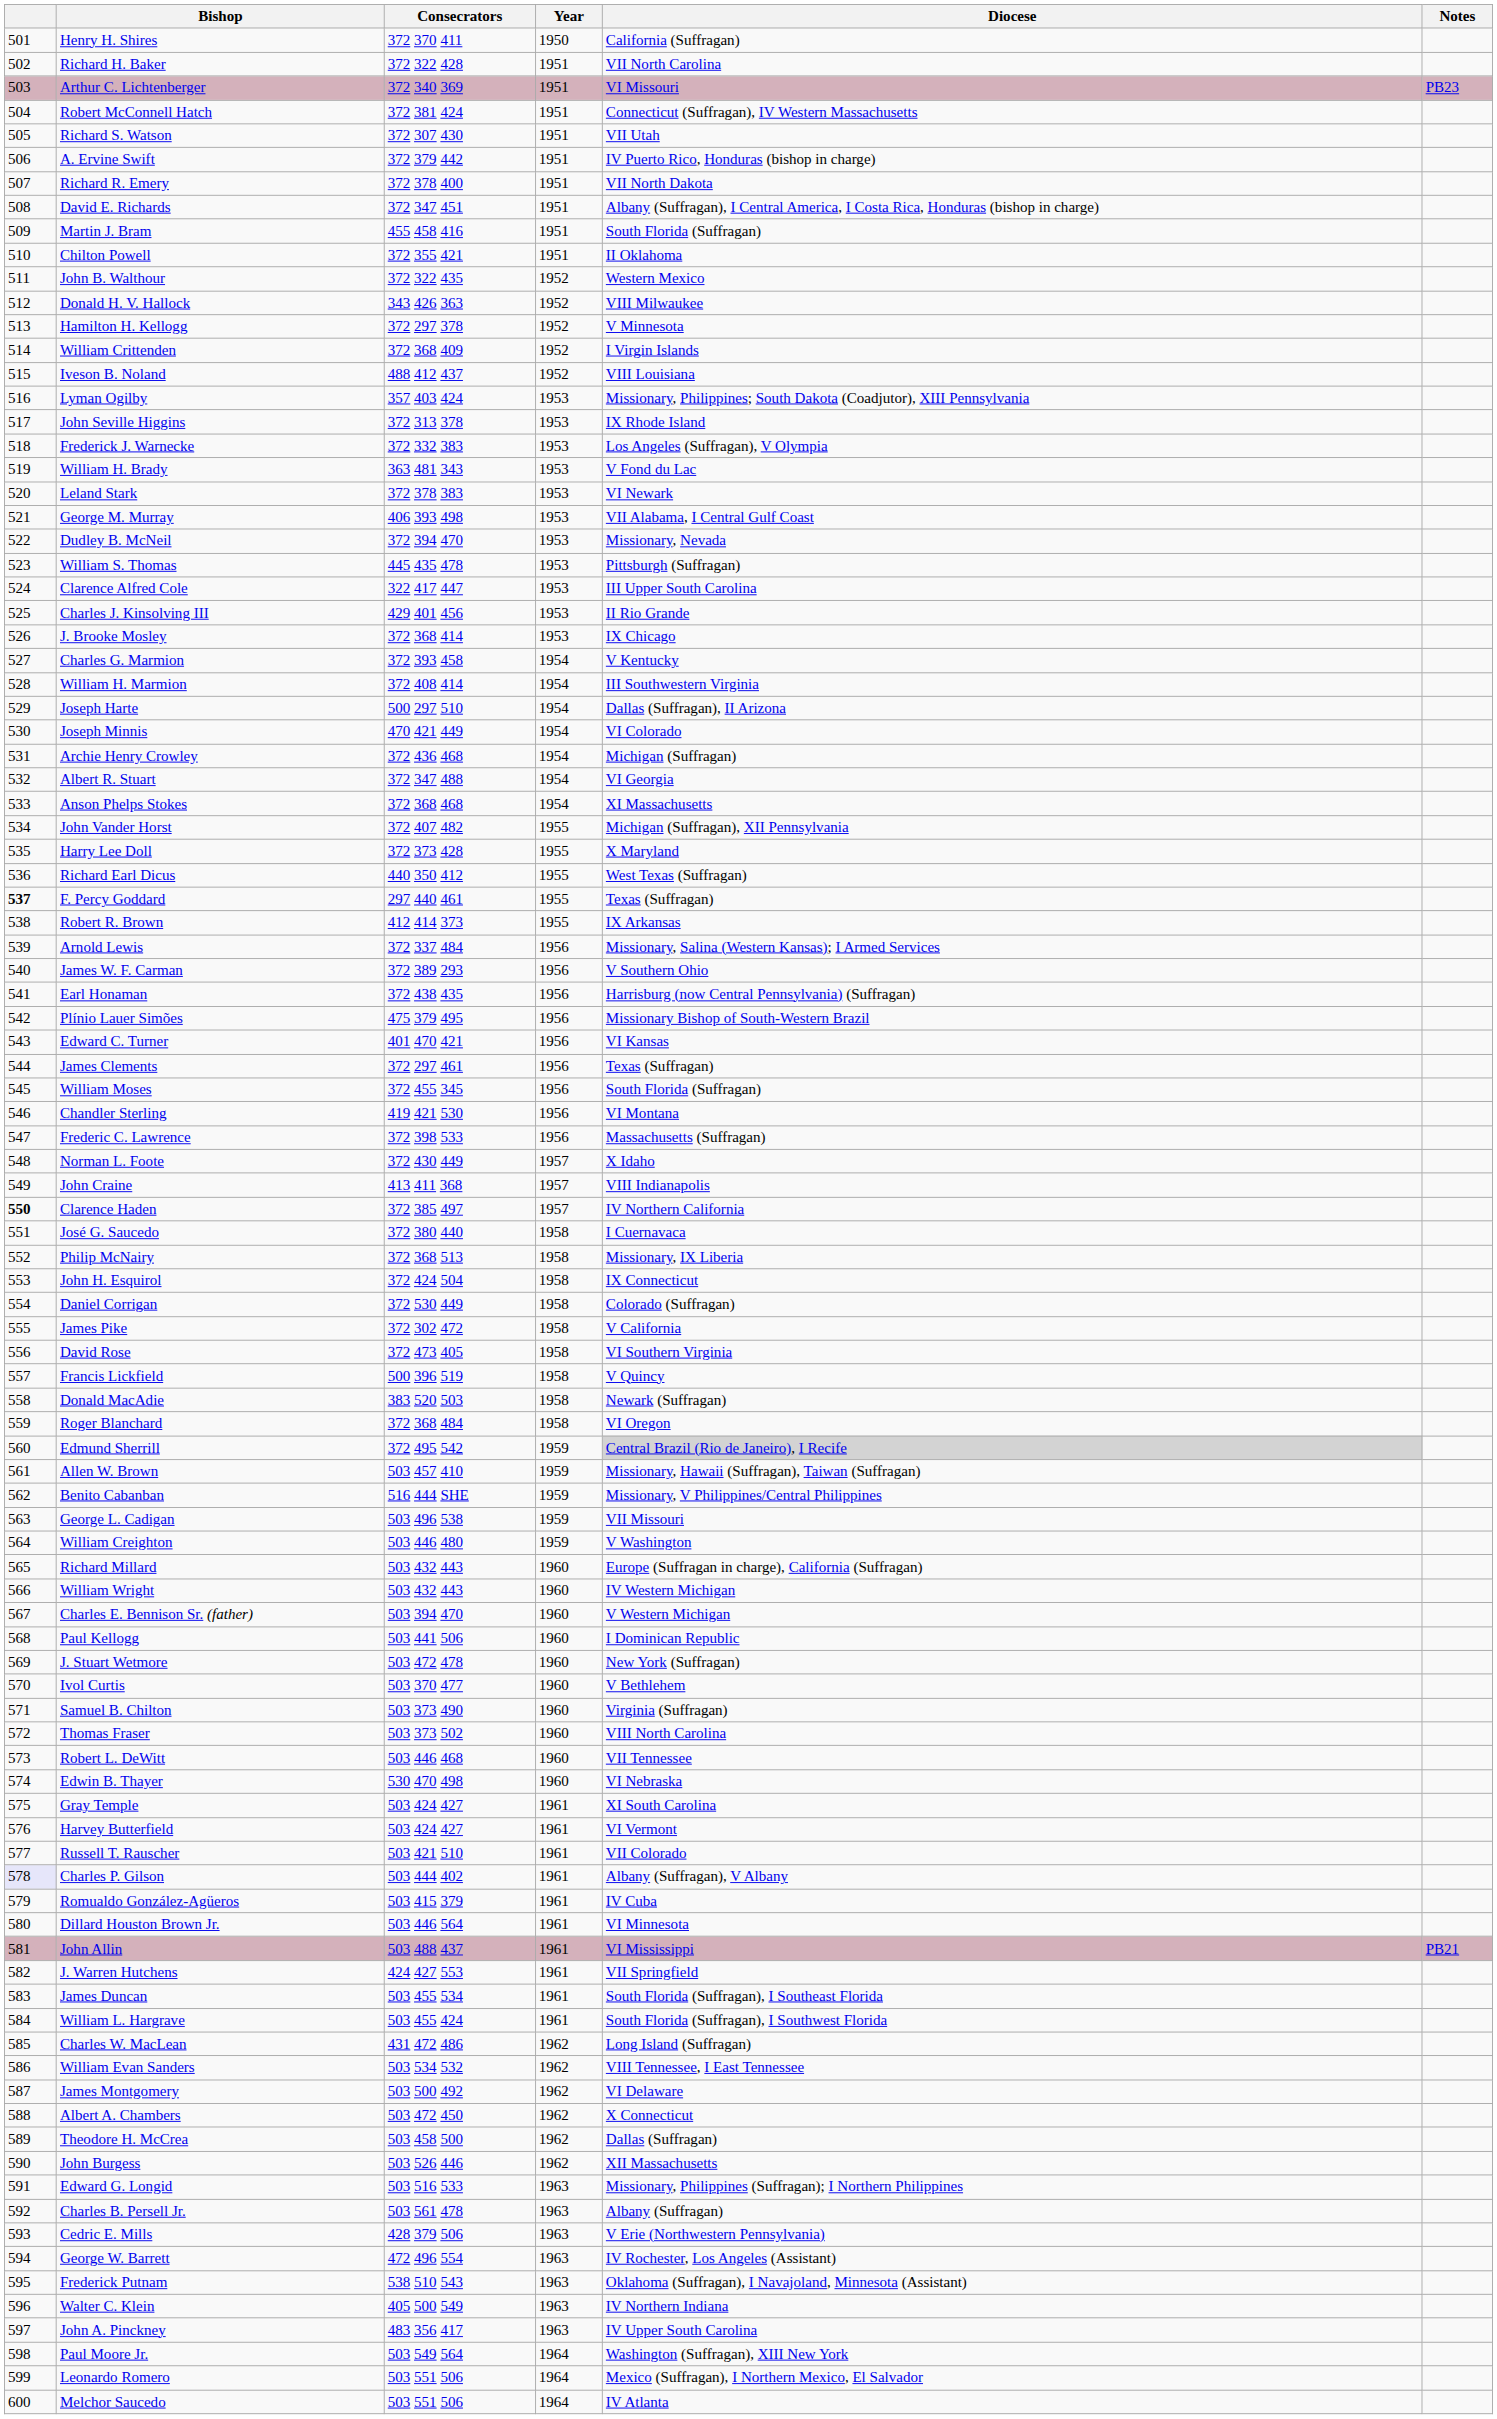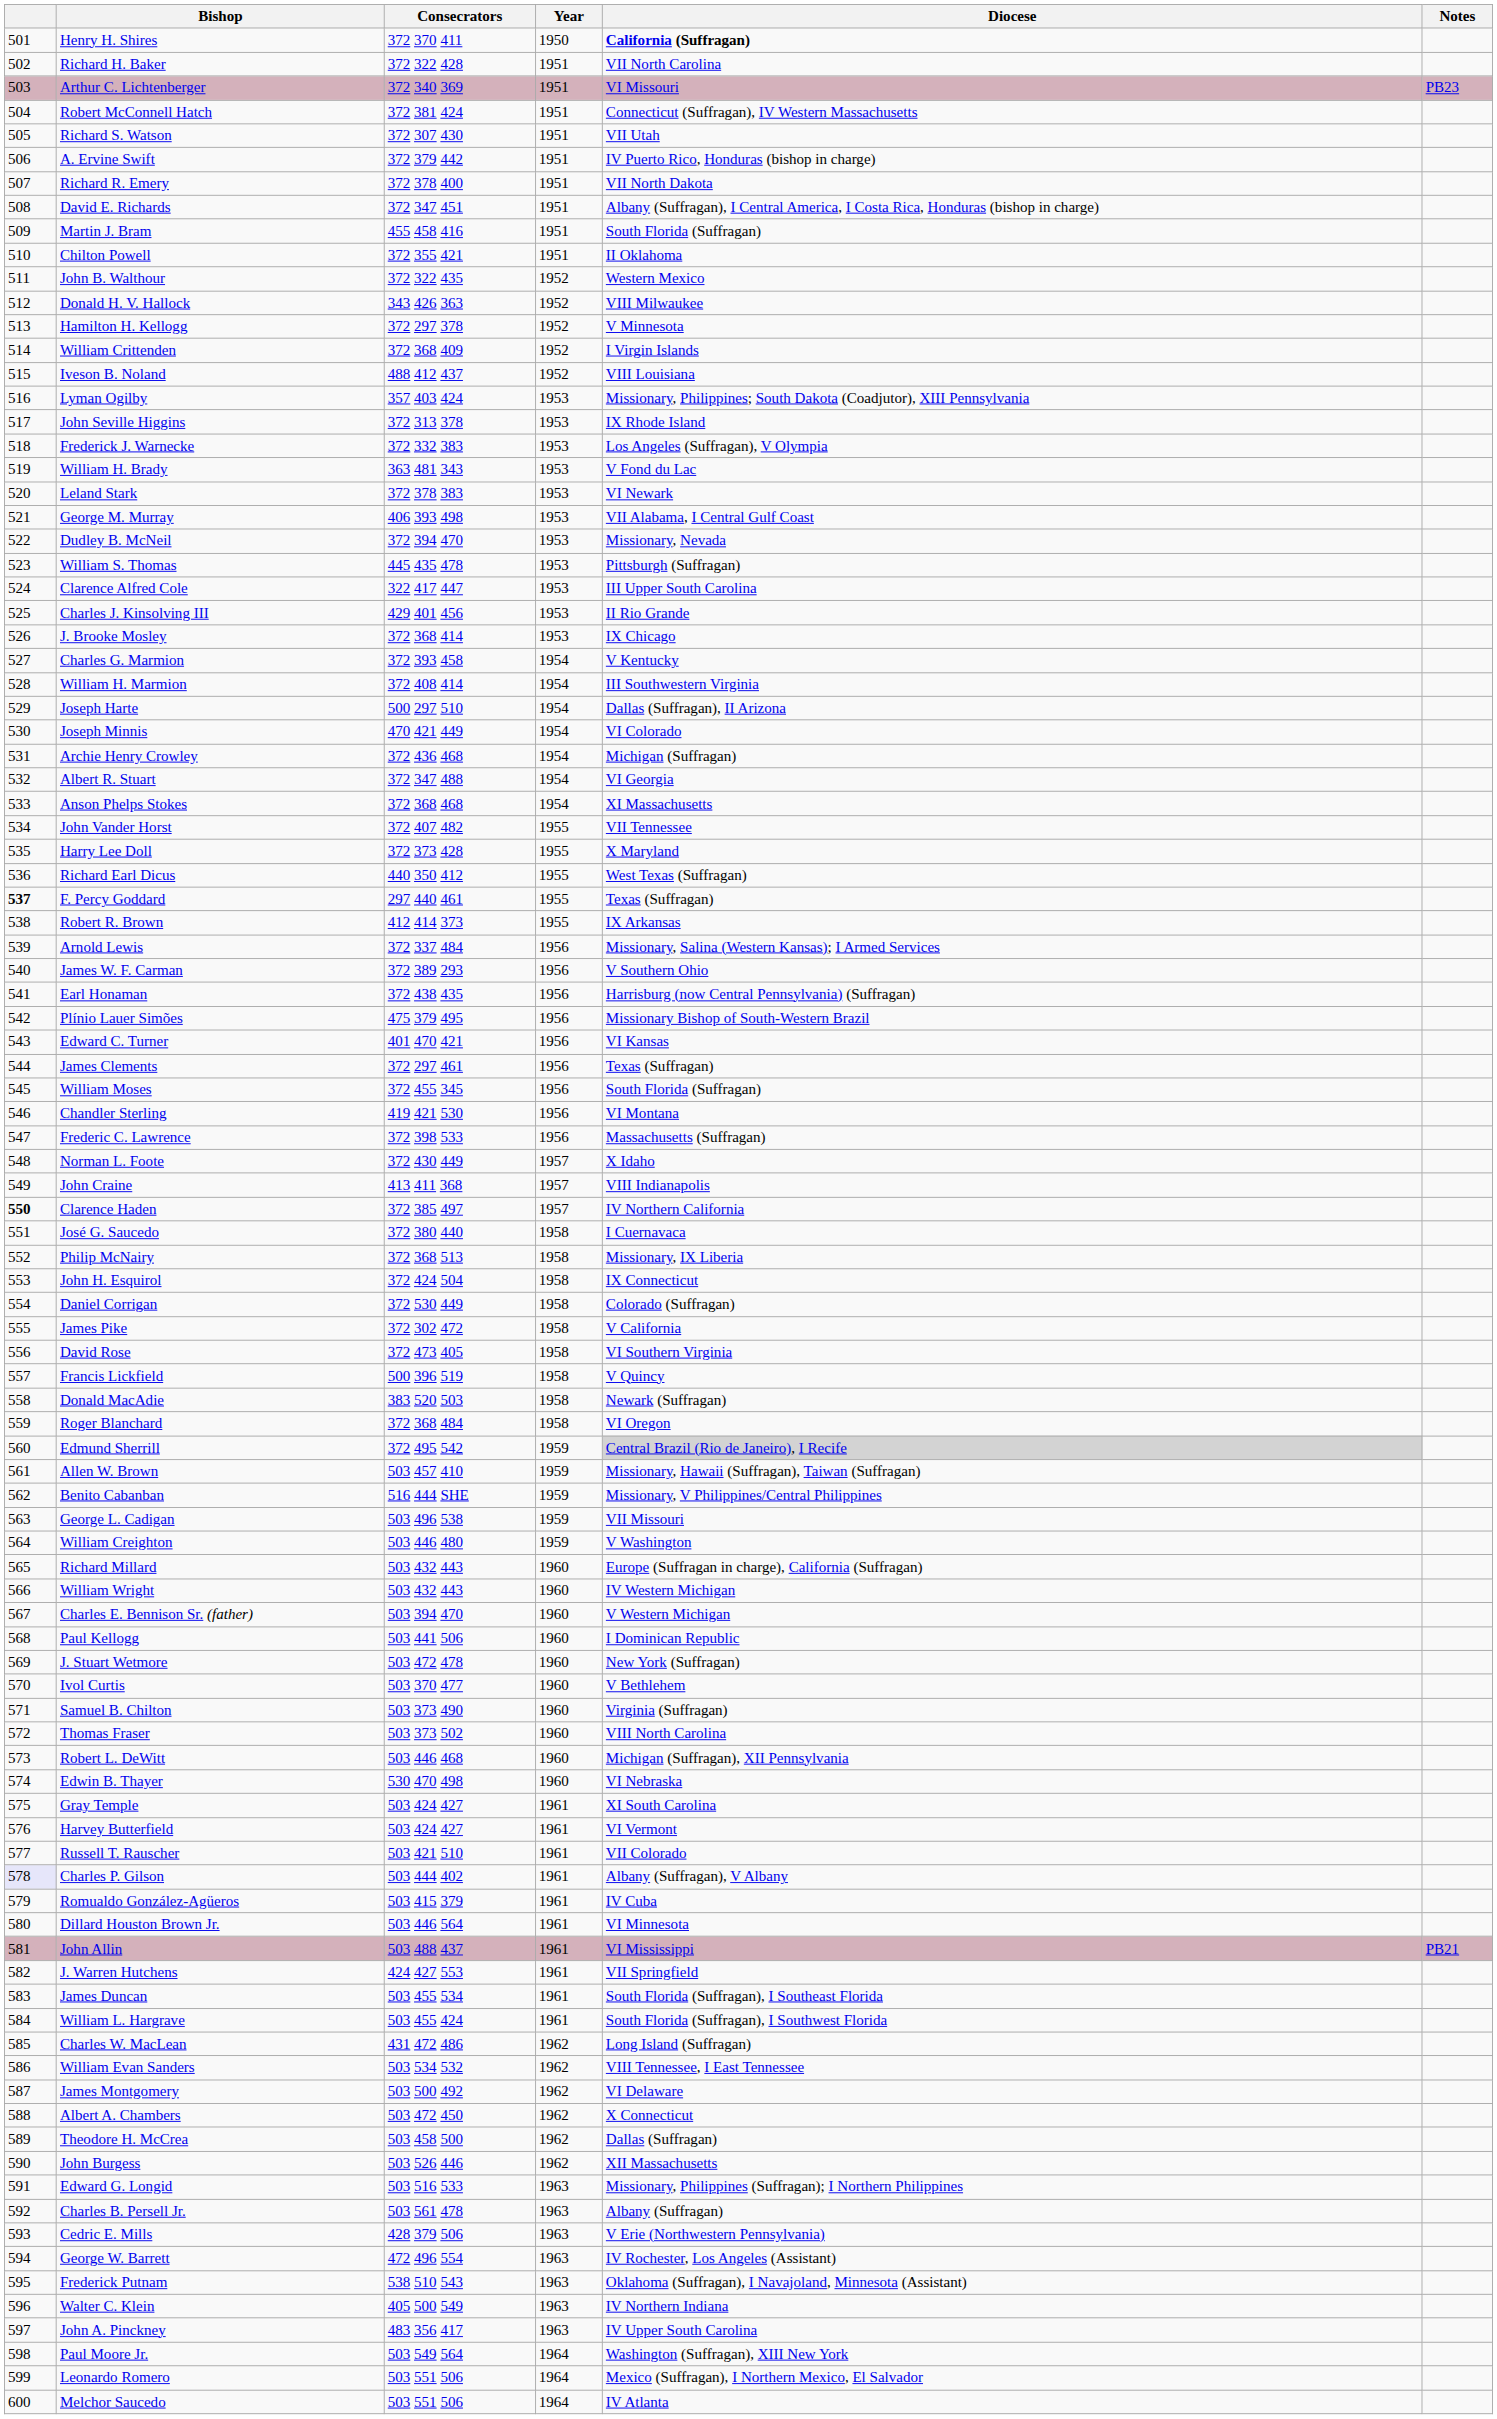(673, 40) normal -> (678, 40) bold
(727, 827) Michigan (Suffragan), XII Pennsylvania -> (649, 827) VII Tennessee
(649, 1757) VII Tennessee -> (727, 1757) Michigan (Suffragan), XII Pennsylvania
